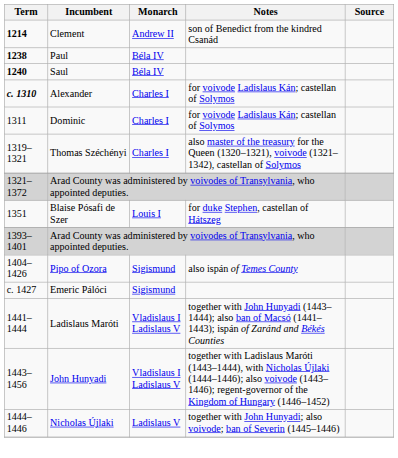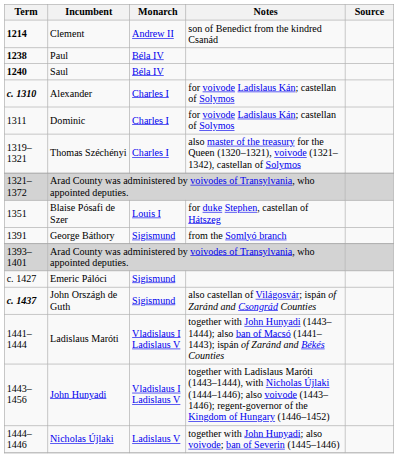+ row: (17, 235)
- row: (19, 268)
+ row: (21, 300)
